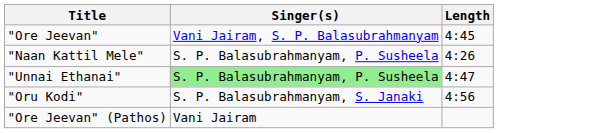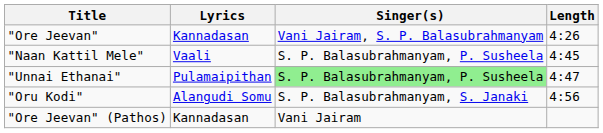+ column: (222, 15)
(460, 35) 4:45 -> (565, 35) 4:26
(460, 56) 4:26 -> (565, 56) 4:45
